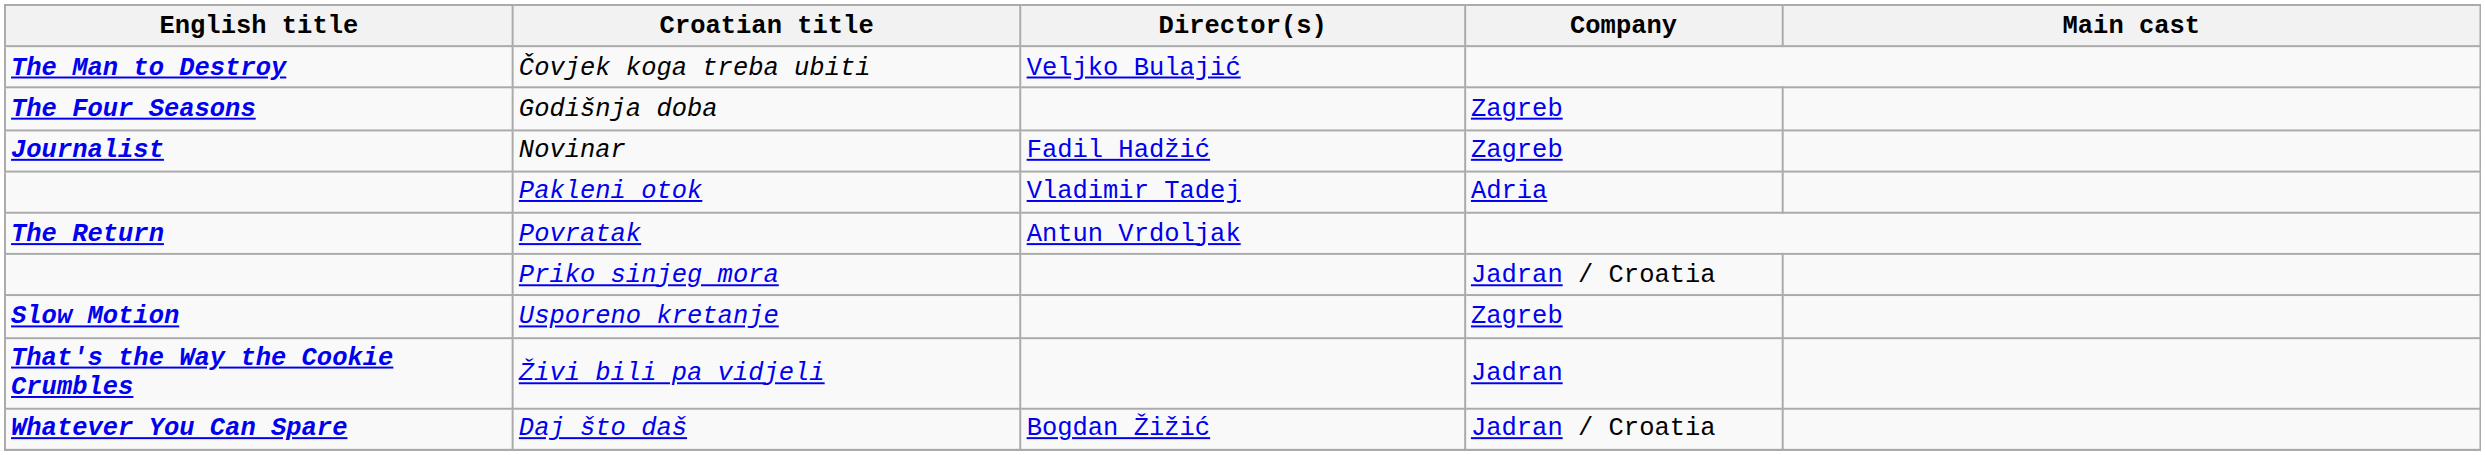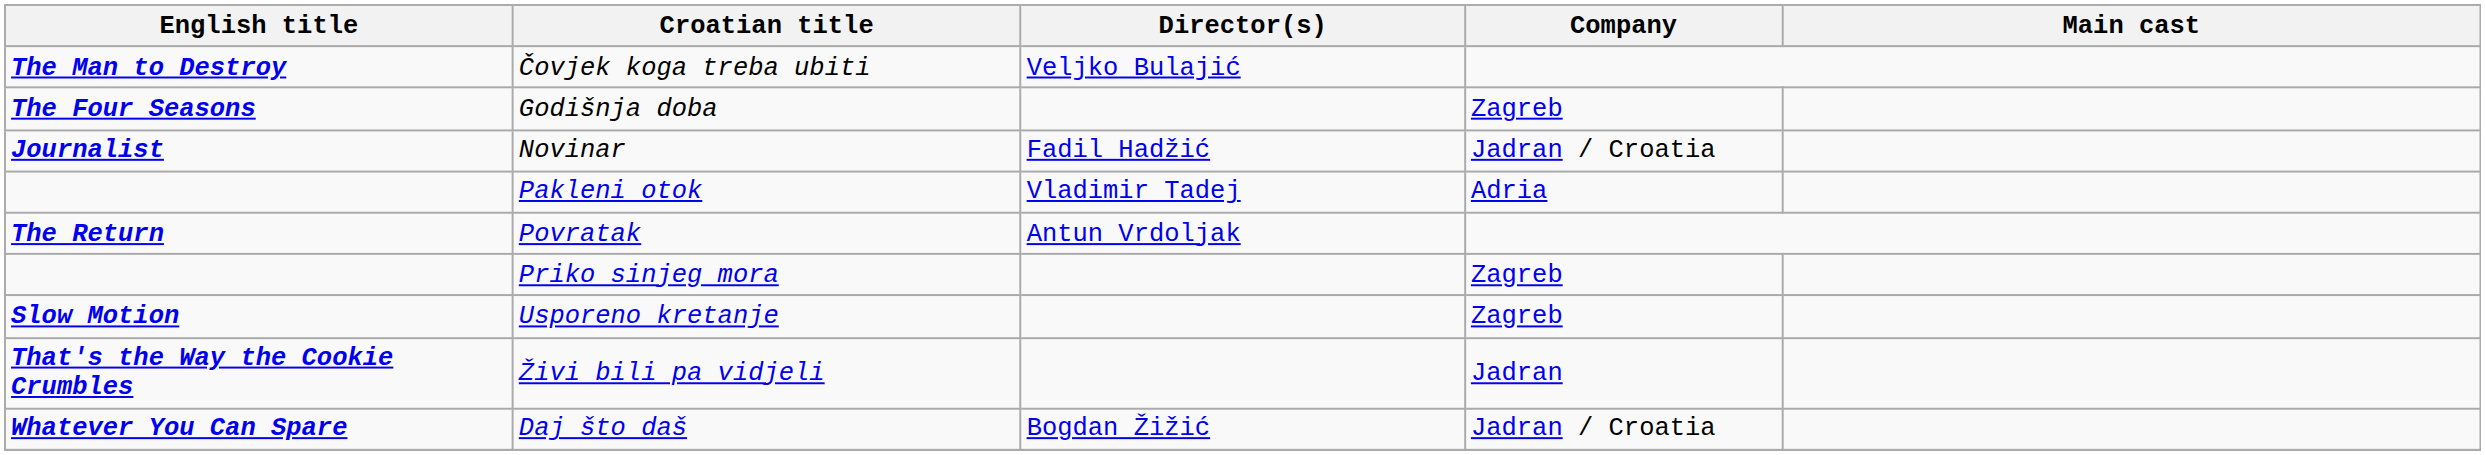(1517, 150) Zagreb -> (1593, 150) Jadran / Croatia
(1593, 275) Jadran / Croatia -> (1517, 275) Zagreb
